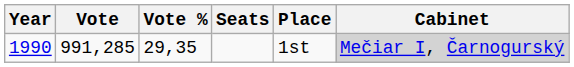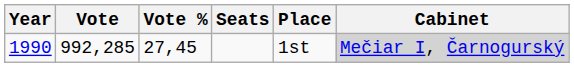(98, 48) 991,285 -> (98, 48) 992,285
(170, 48) 29,35 -> (170, 48) 27,45
